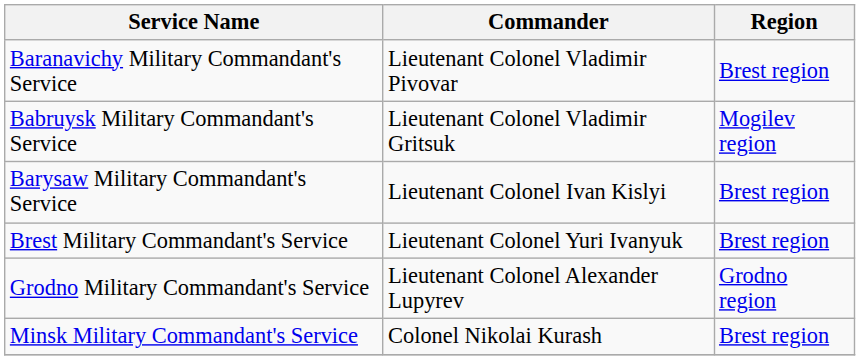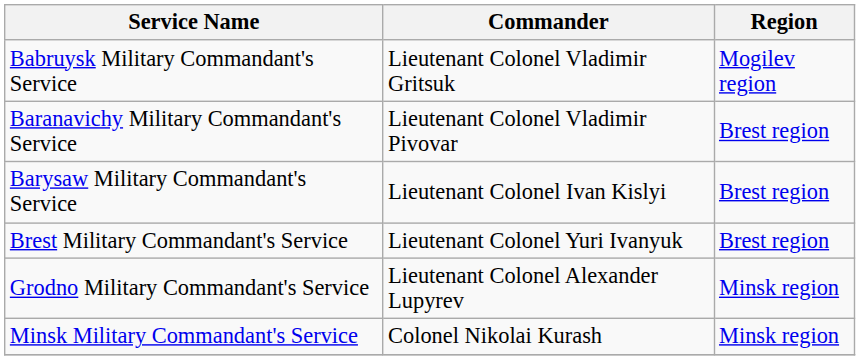rows swapped: (175, 70) <-> (162, 131)
(753, 288) Grodno region -> (779, 288) Minsk region
(774, 336) Brest region -> (779, 336) Minsk region
